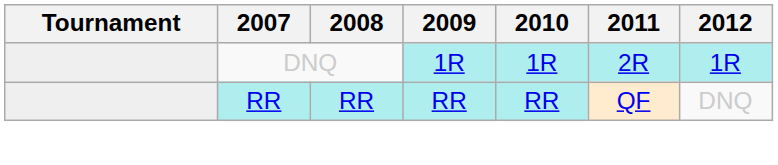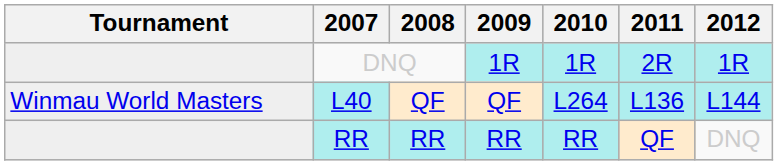+ row: (351, 100)
